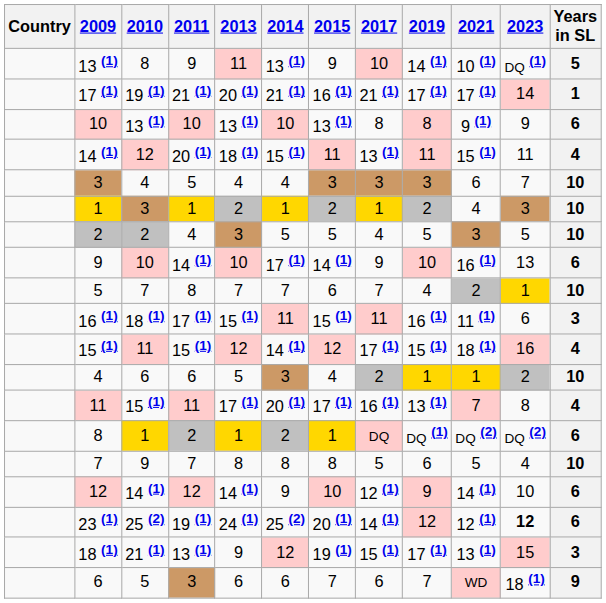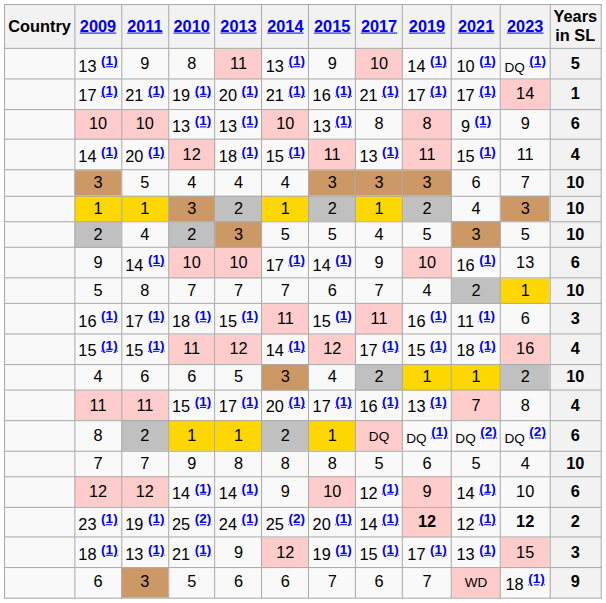columns swapped: (145, 26) <-> (192, 26)
(427, 522) normal -> (427, 522) bold
(575, 522) 6 -> (575, 522) 2
